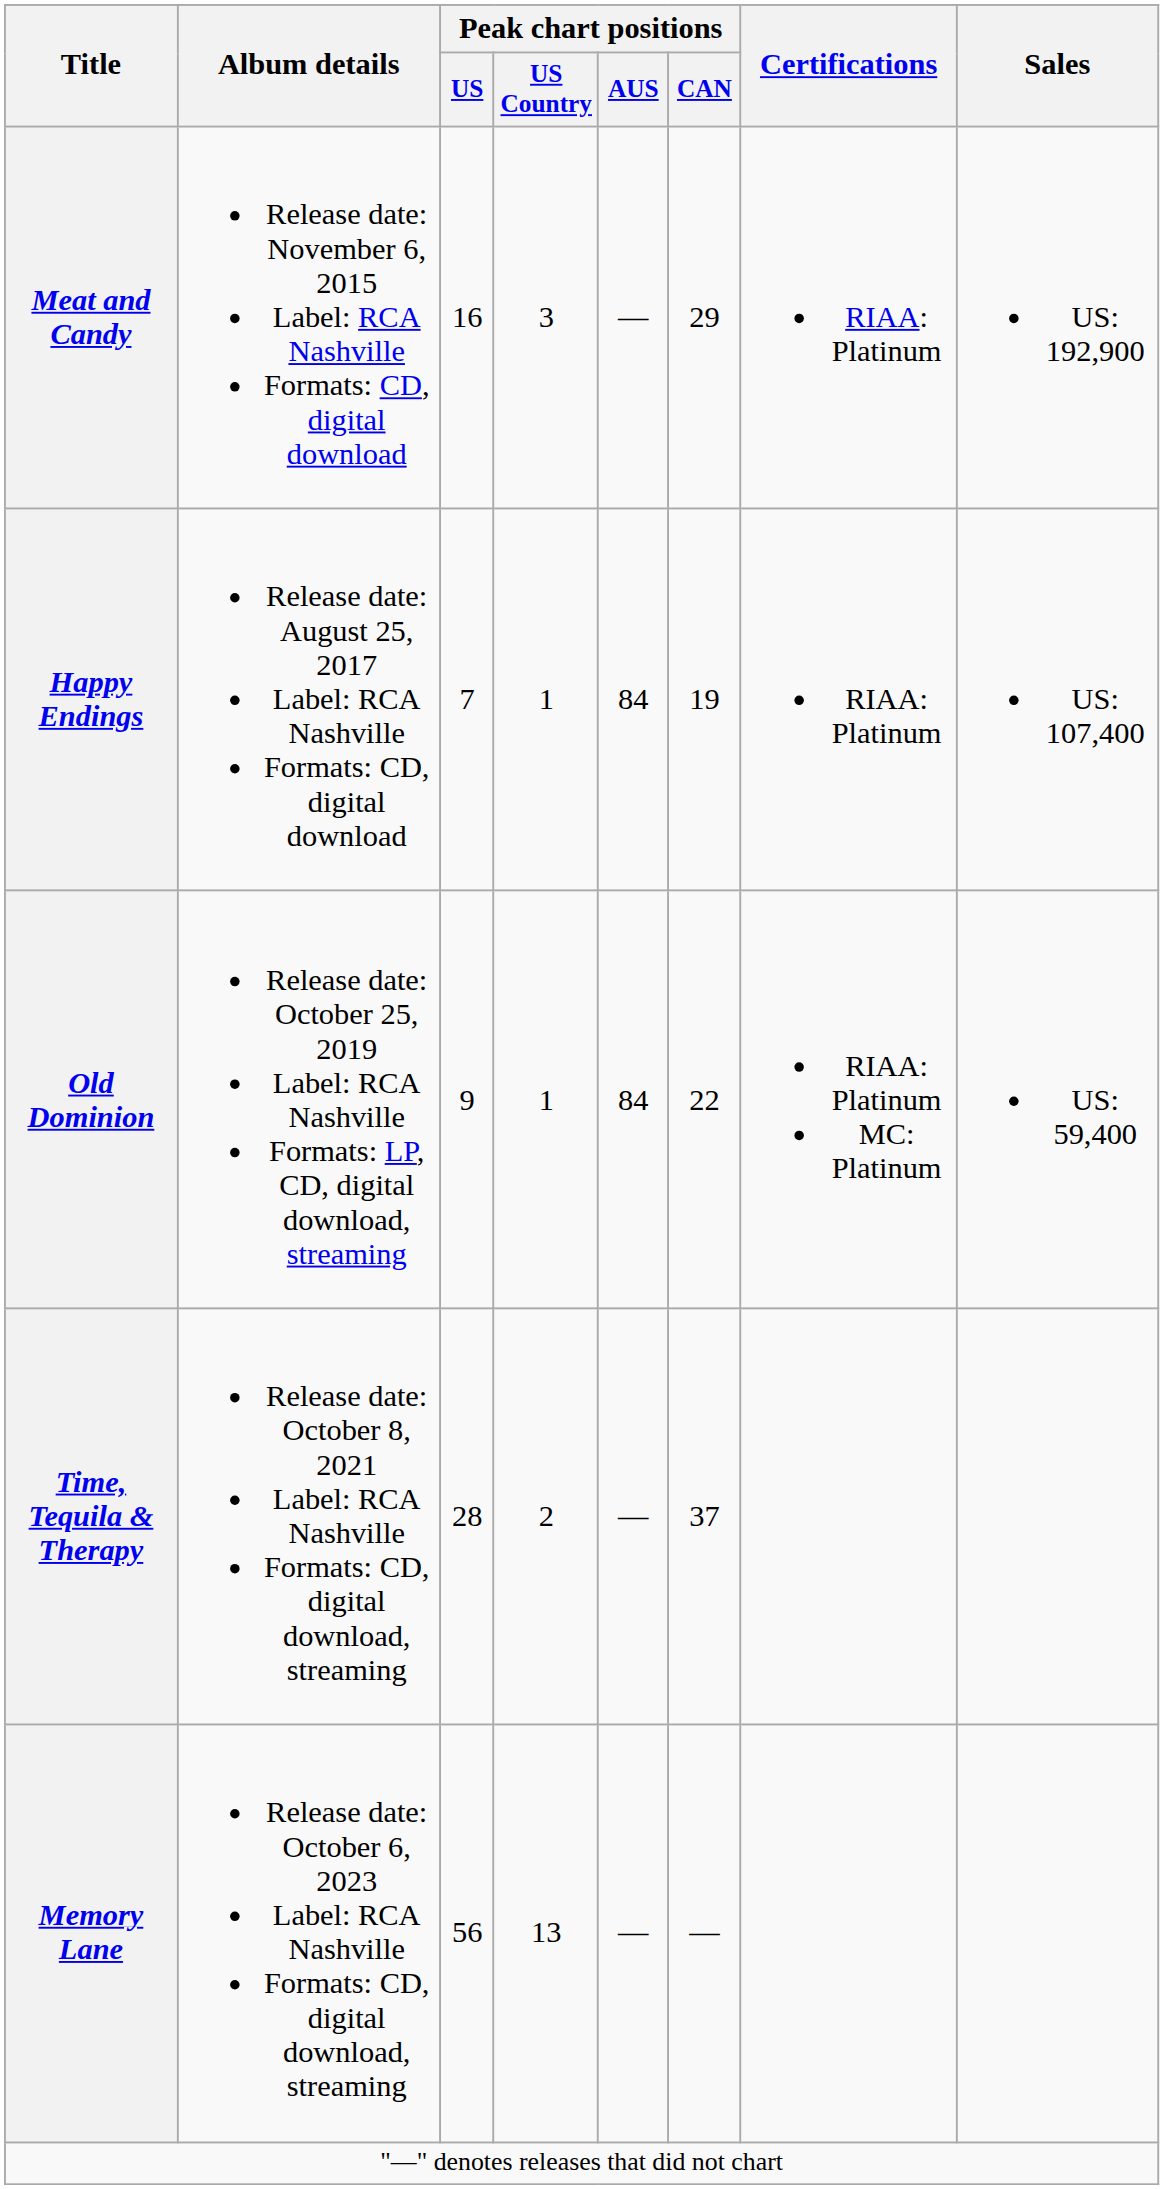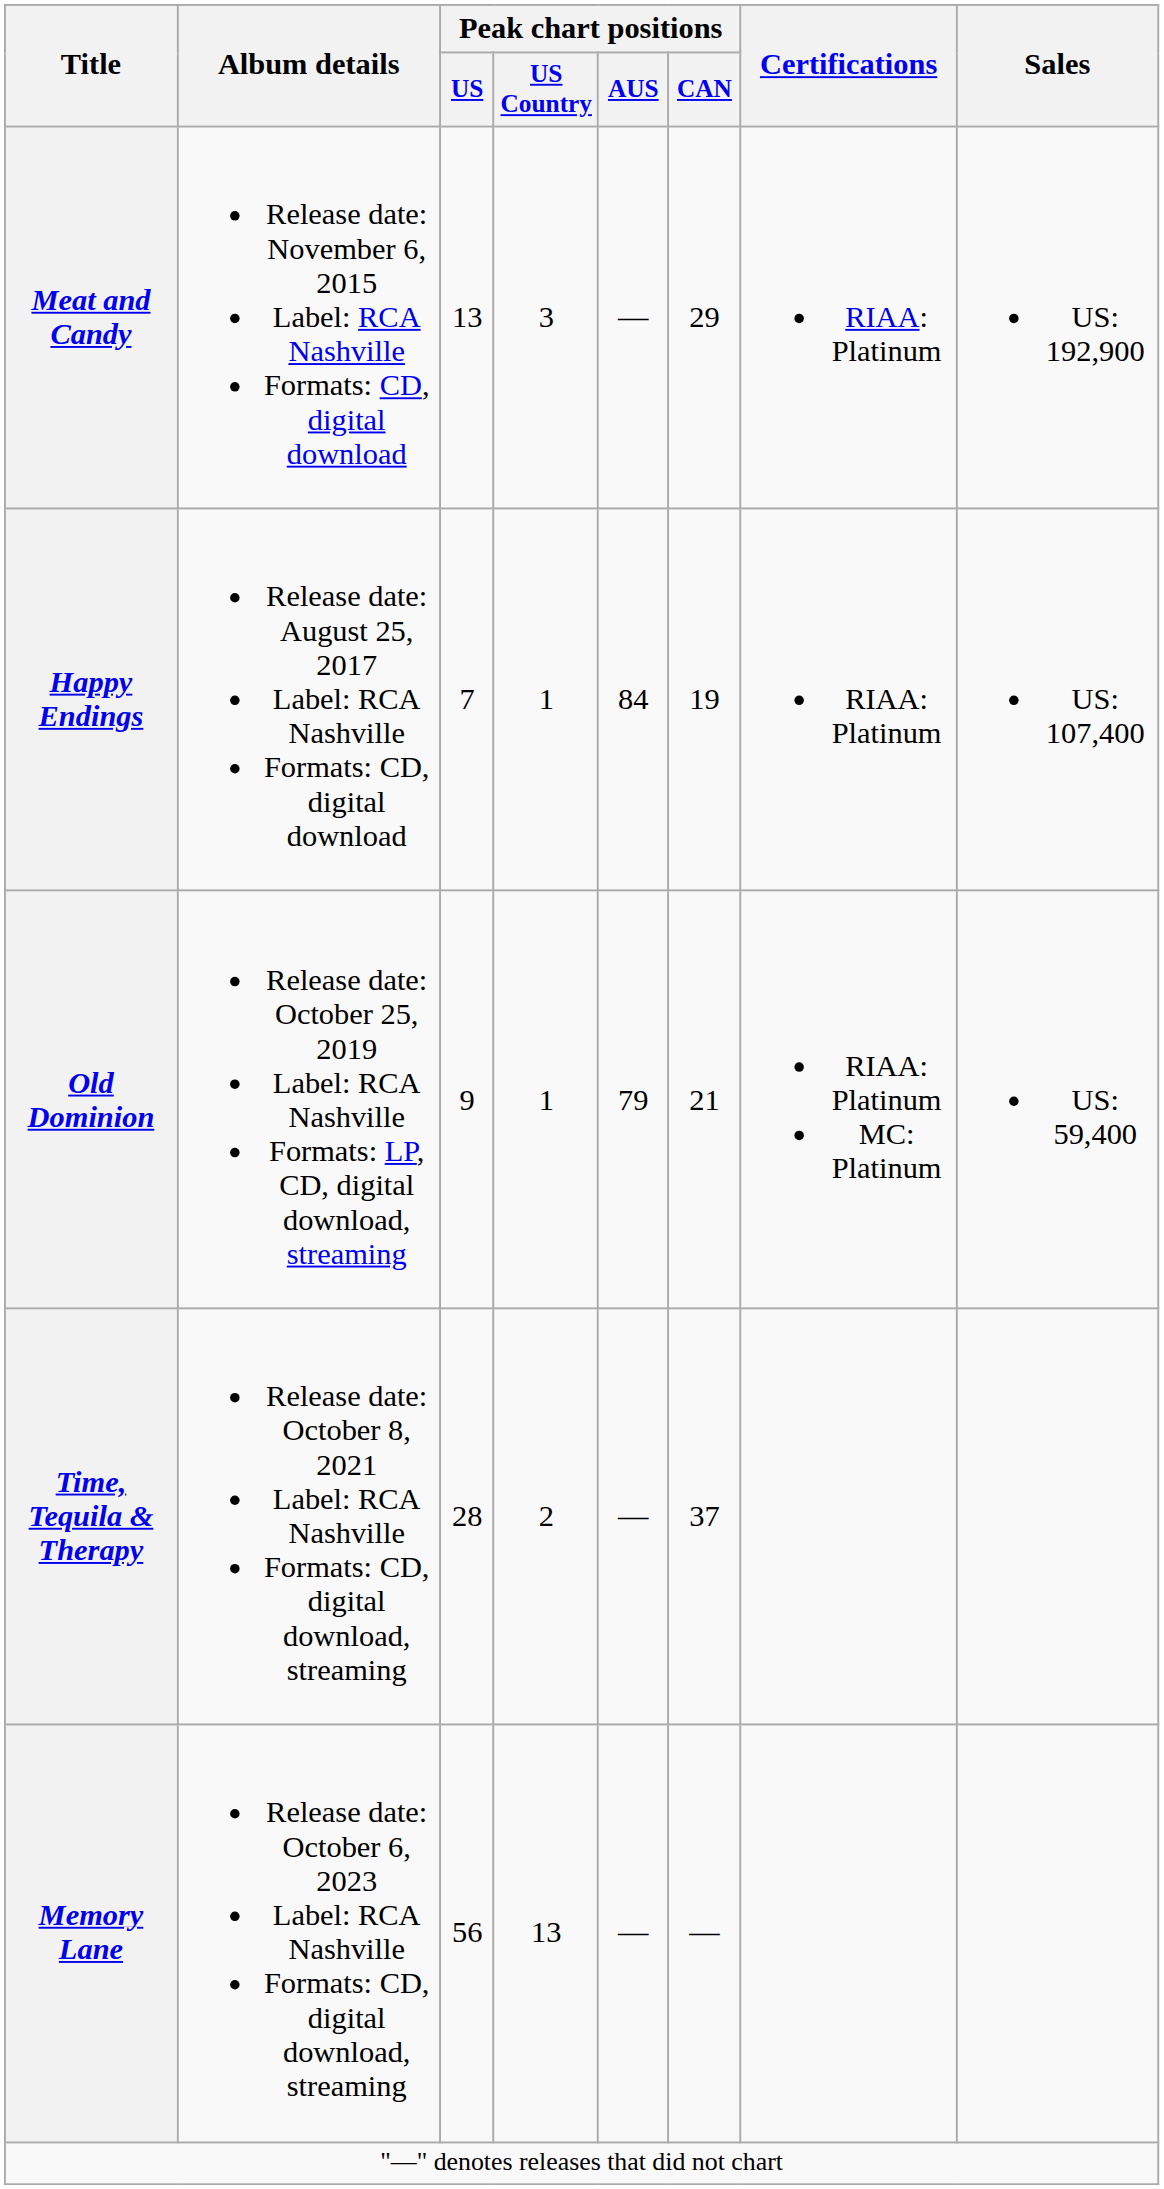(467, 316) 16 -> (467, 316) 13
(633, 1099) 84 -> (633, 1099) 79
(704, 1099) 22 -> (704, 1099) 21
